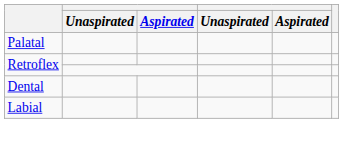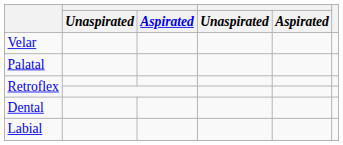+ row: (22, 43)
